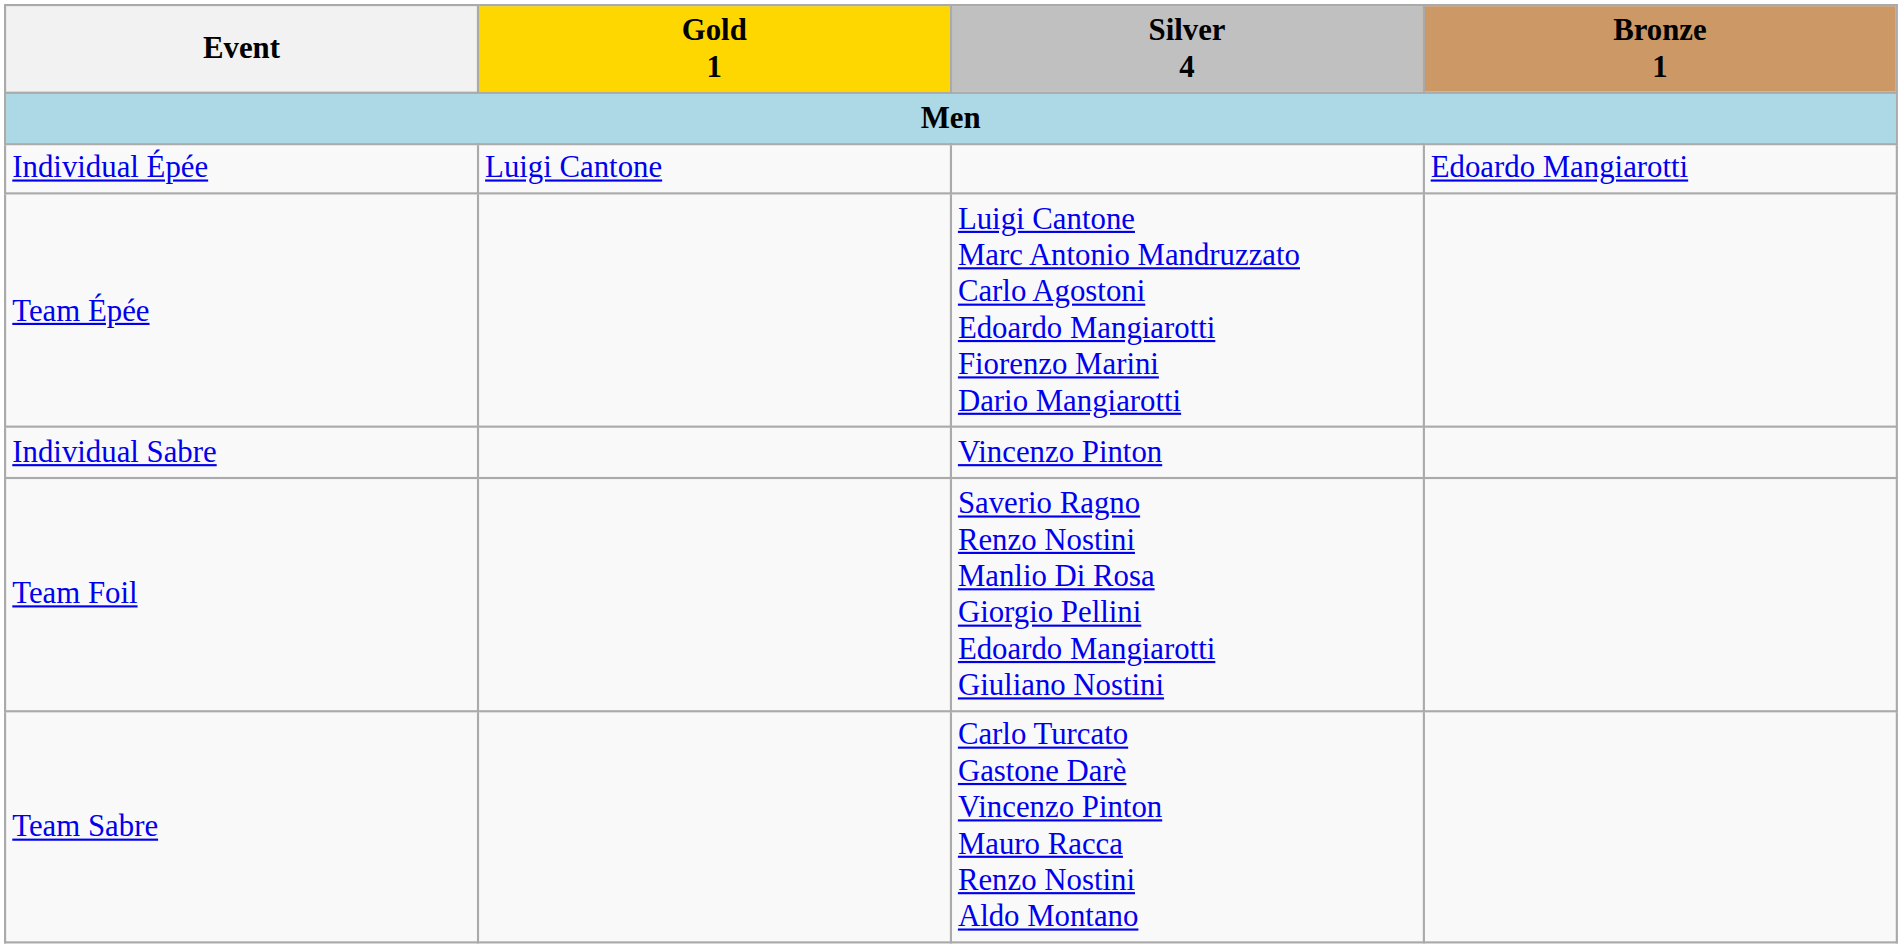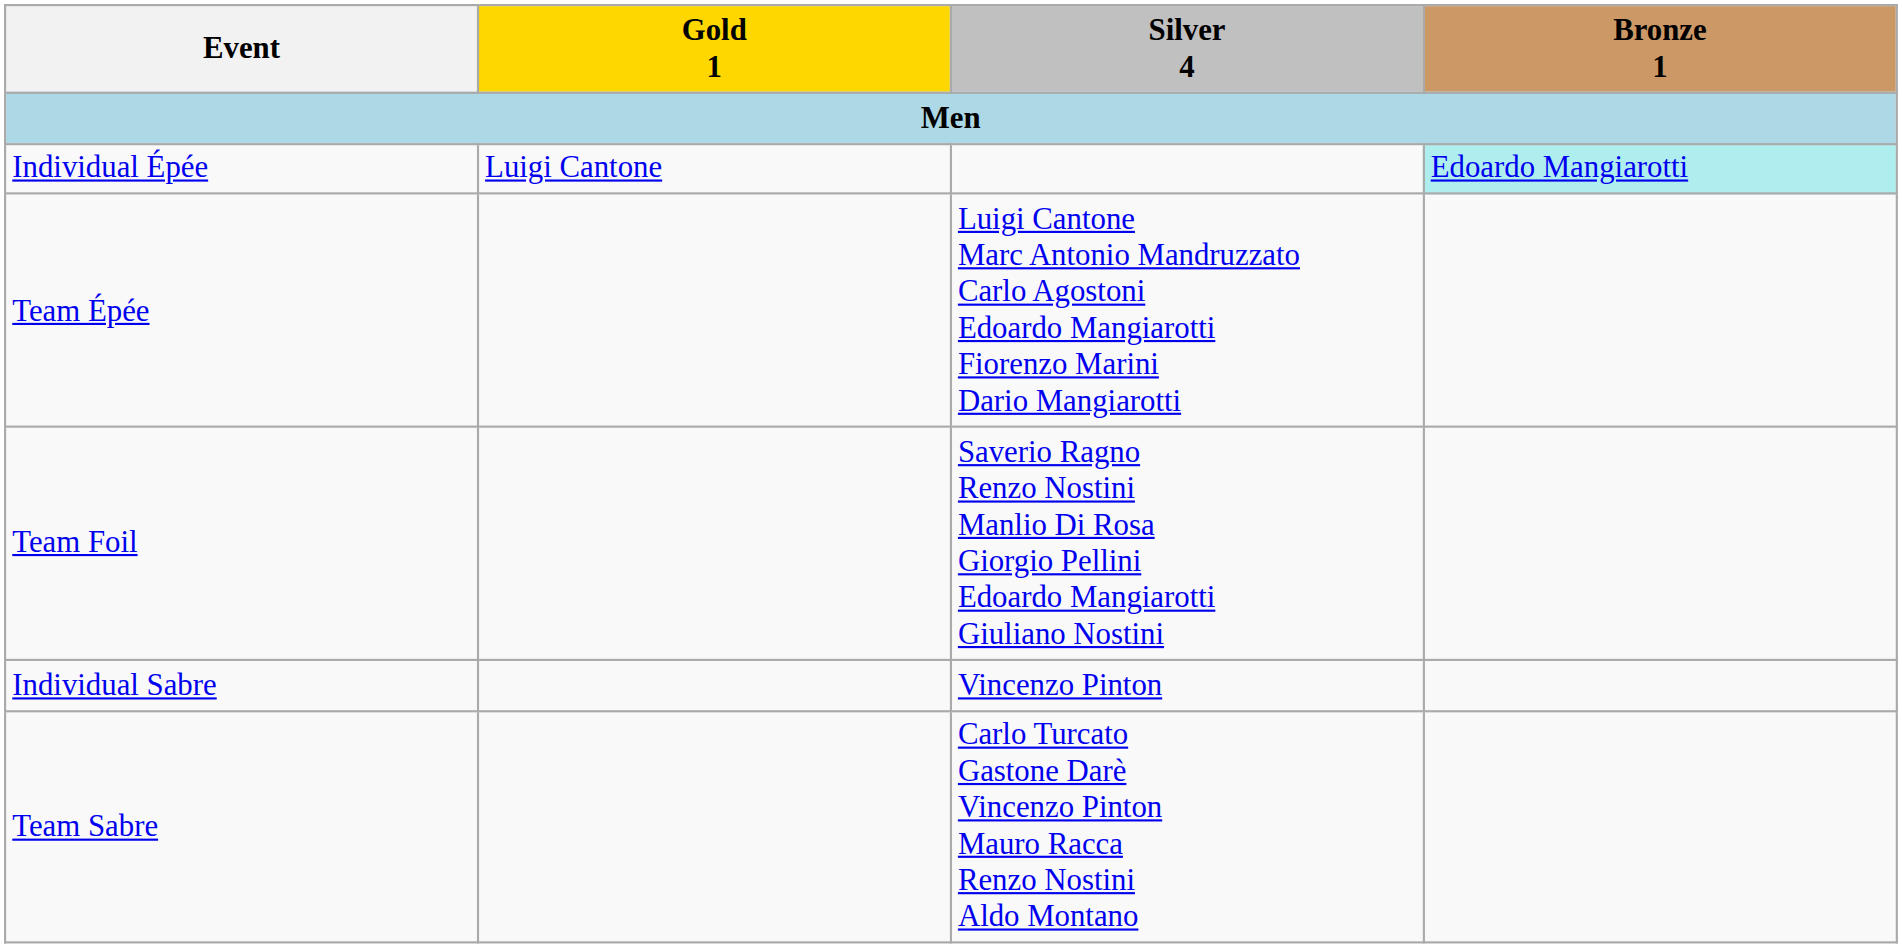(1559, 168) no background -> (1559, 168) paleturquoise background
rows swapped: (75, 593) <-> (114, 451)
